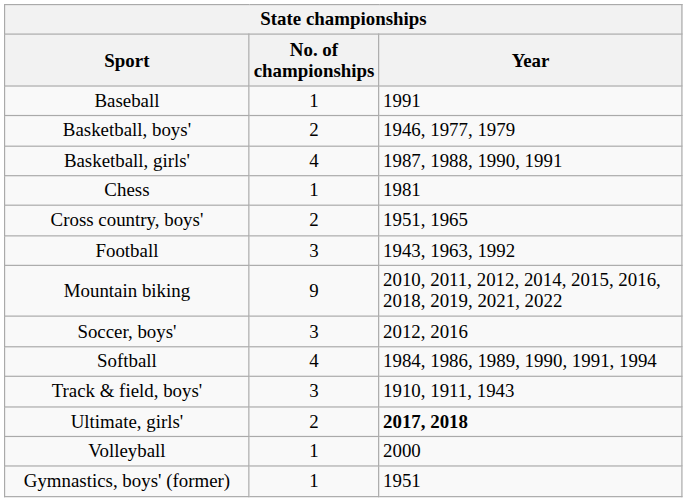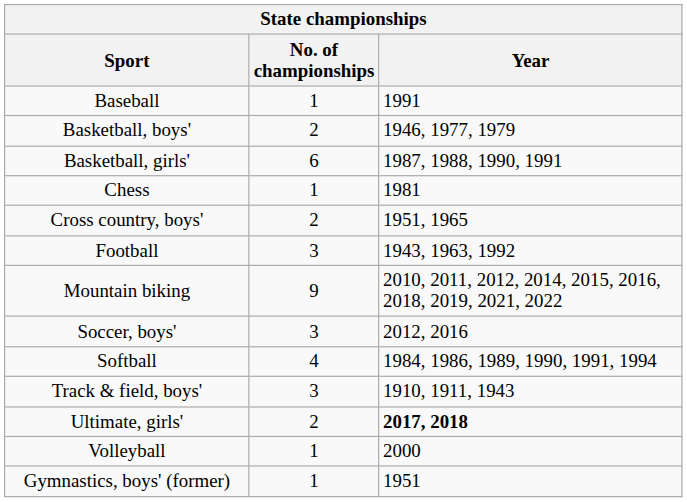(314, 160) 4 -> (314, 160) 6
